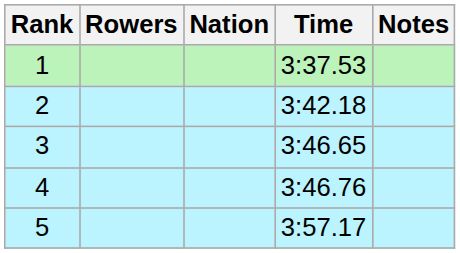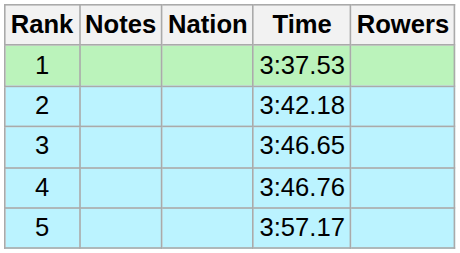columns swapped: (131, 24) <-> (414, 24)
